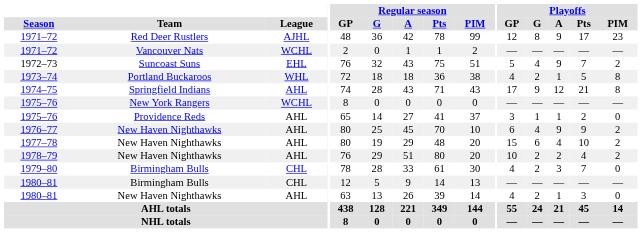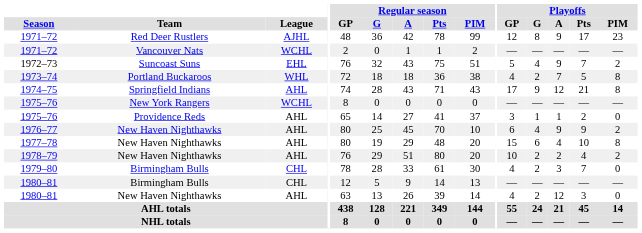(559, 76) 1 -> (559, 76) 7
(618, 142) 2 -> (618, 142) 8
(559, 195) 1 -> (559, 195) 12
